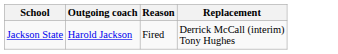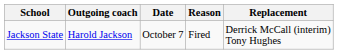+ column: (163, 12)
